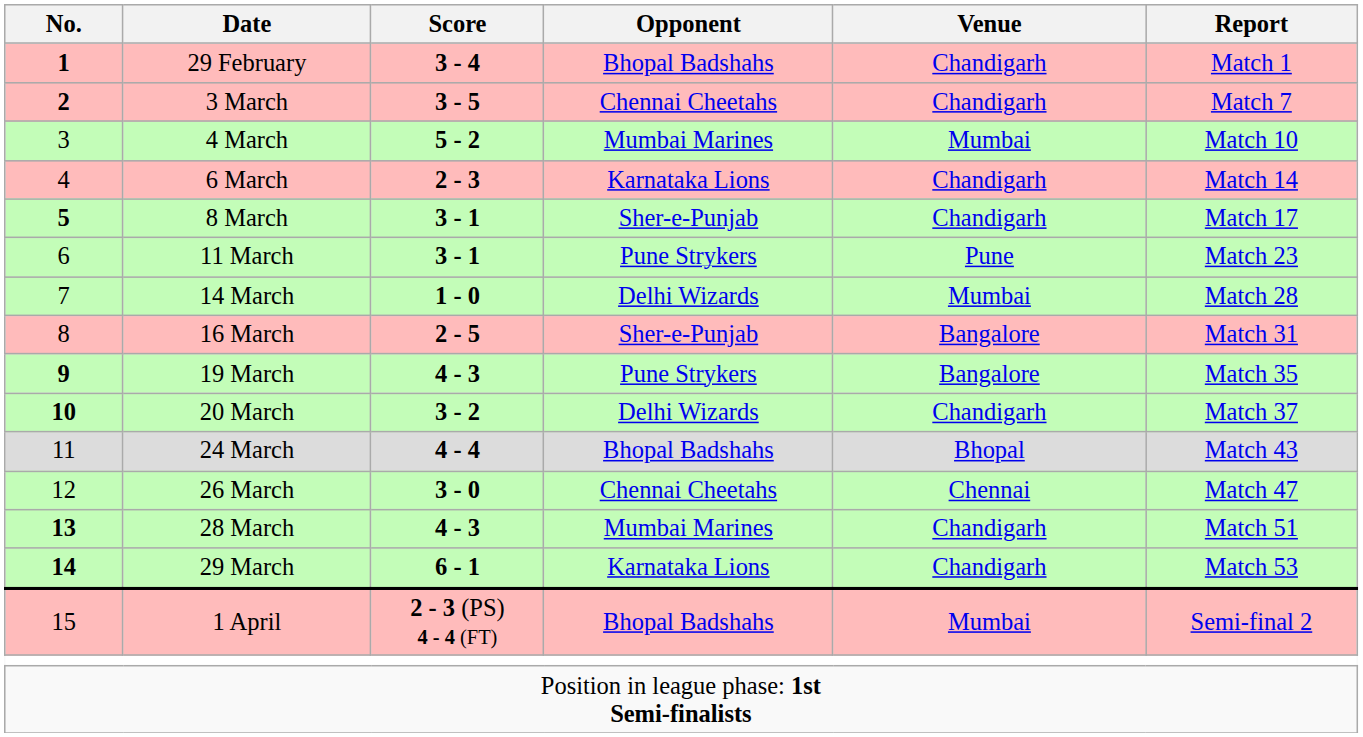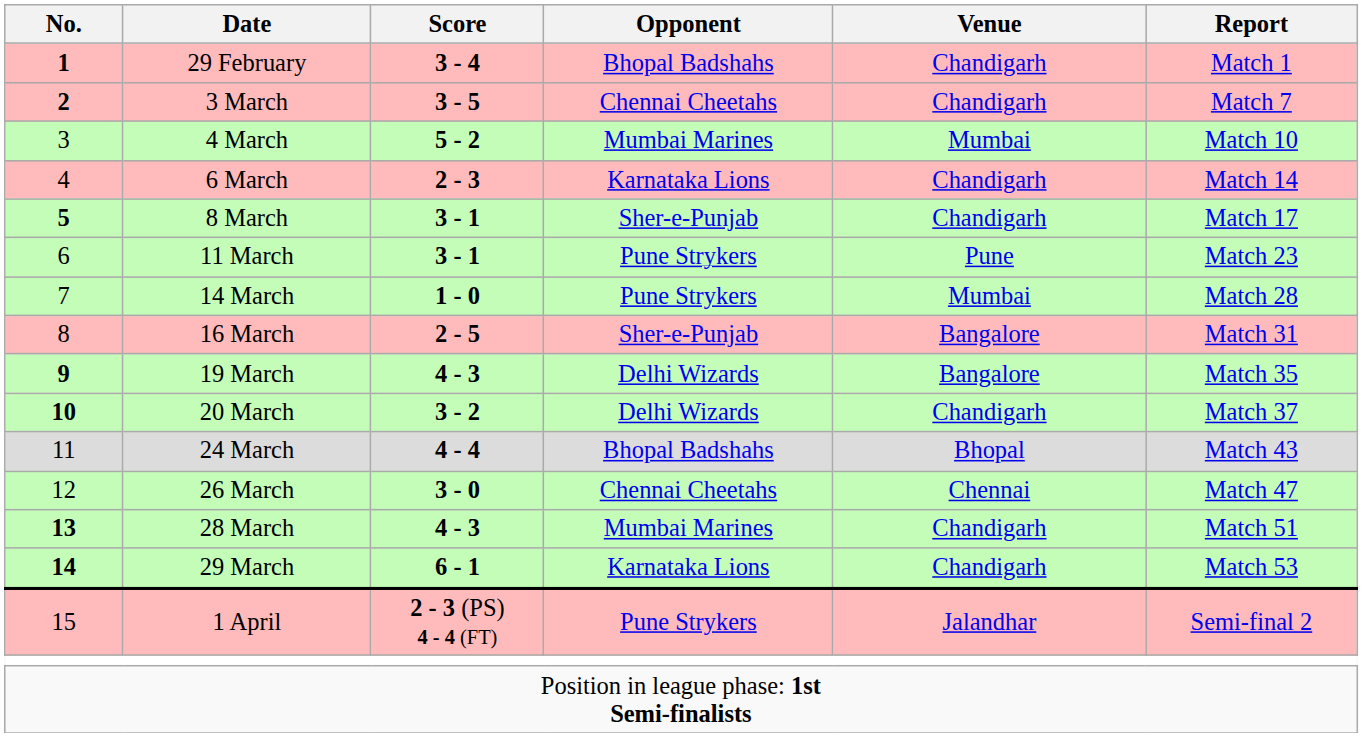(688, 295) Delhi Wizards -> (688, 295) Pune Strykers
(688, 373) Pune Strykers -> (688, 373) Delhi Wizards
(688, 621) Bhopal Badshahs -> (688, 621) Pune Strykers
(989, 621) Mumbai -> (989, 621) Jalandhar
